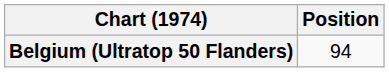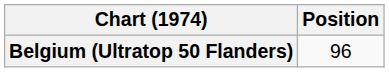(341, 50) 94 -> (341, 50) 96
